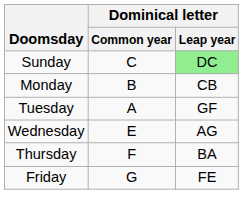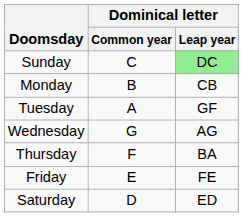(132, 131) E -> (132, 131) G
(132, 177) G -> (132, 177) E
+ row: (46, 200)
